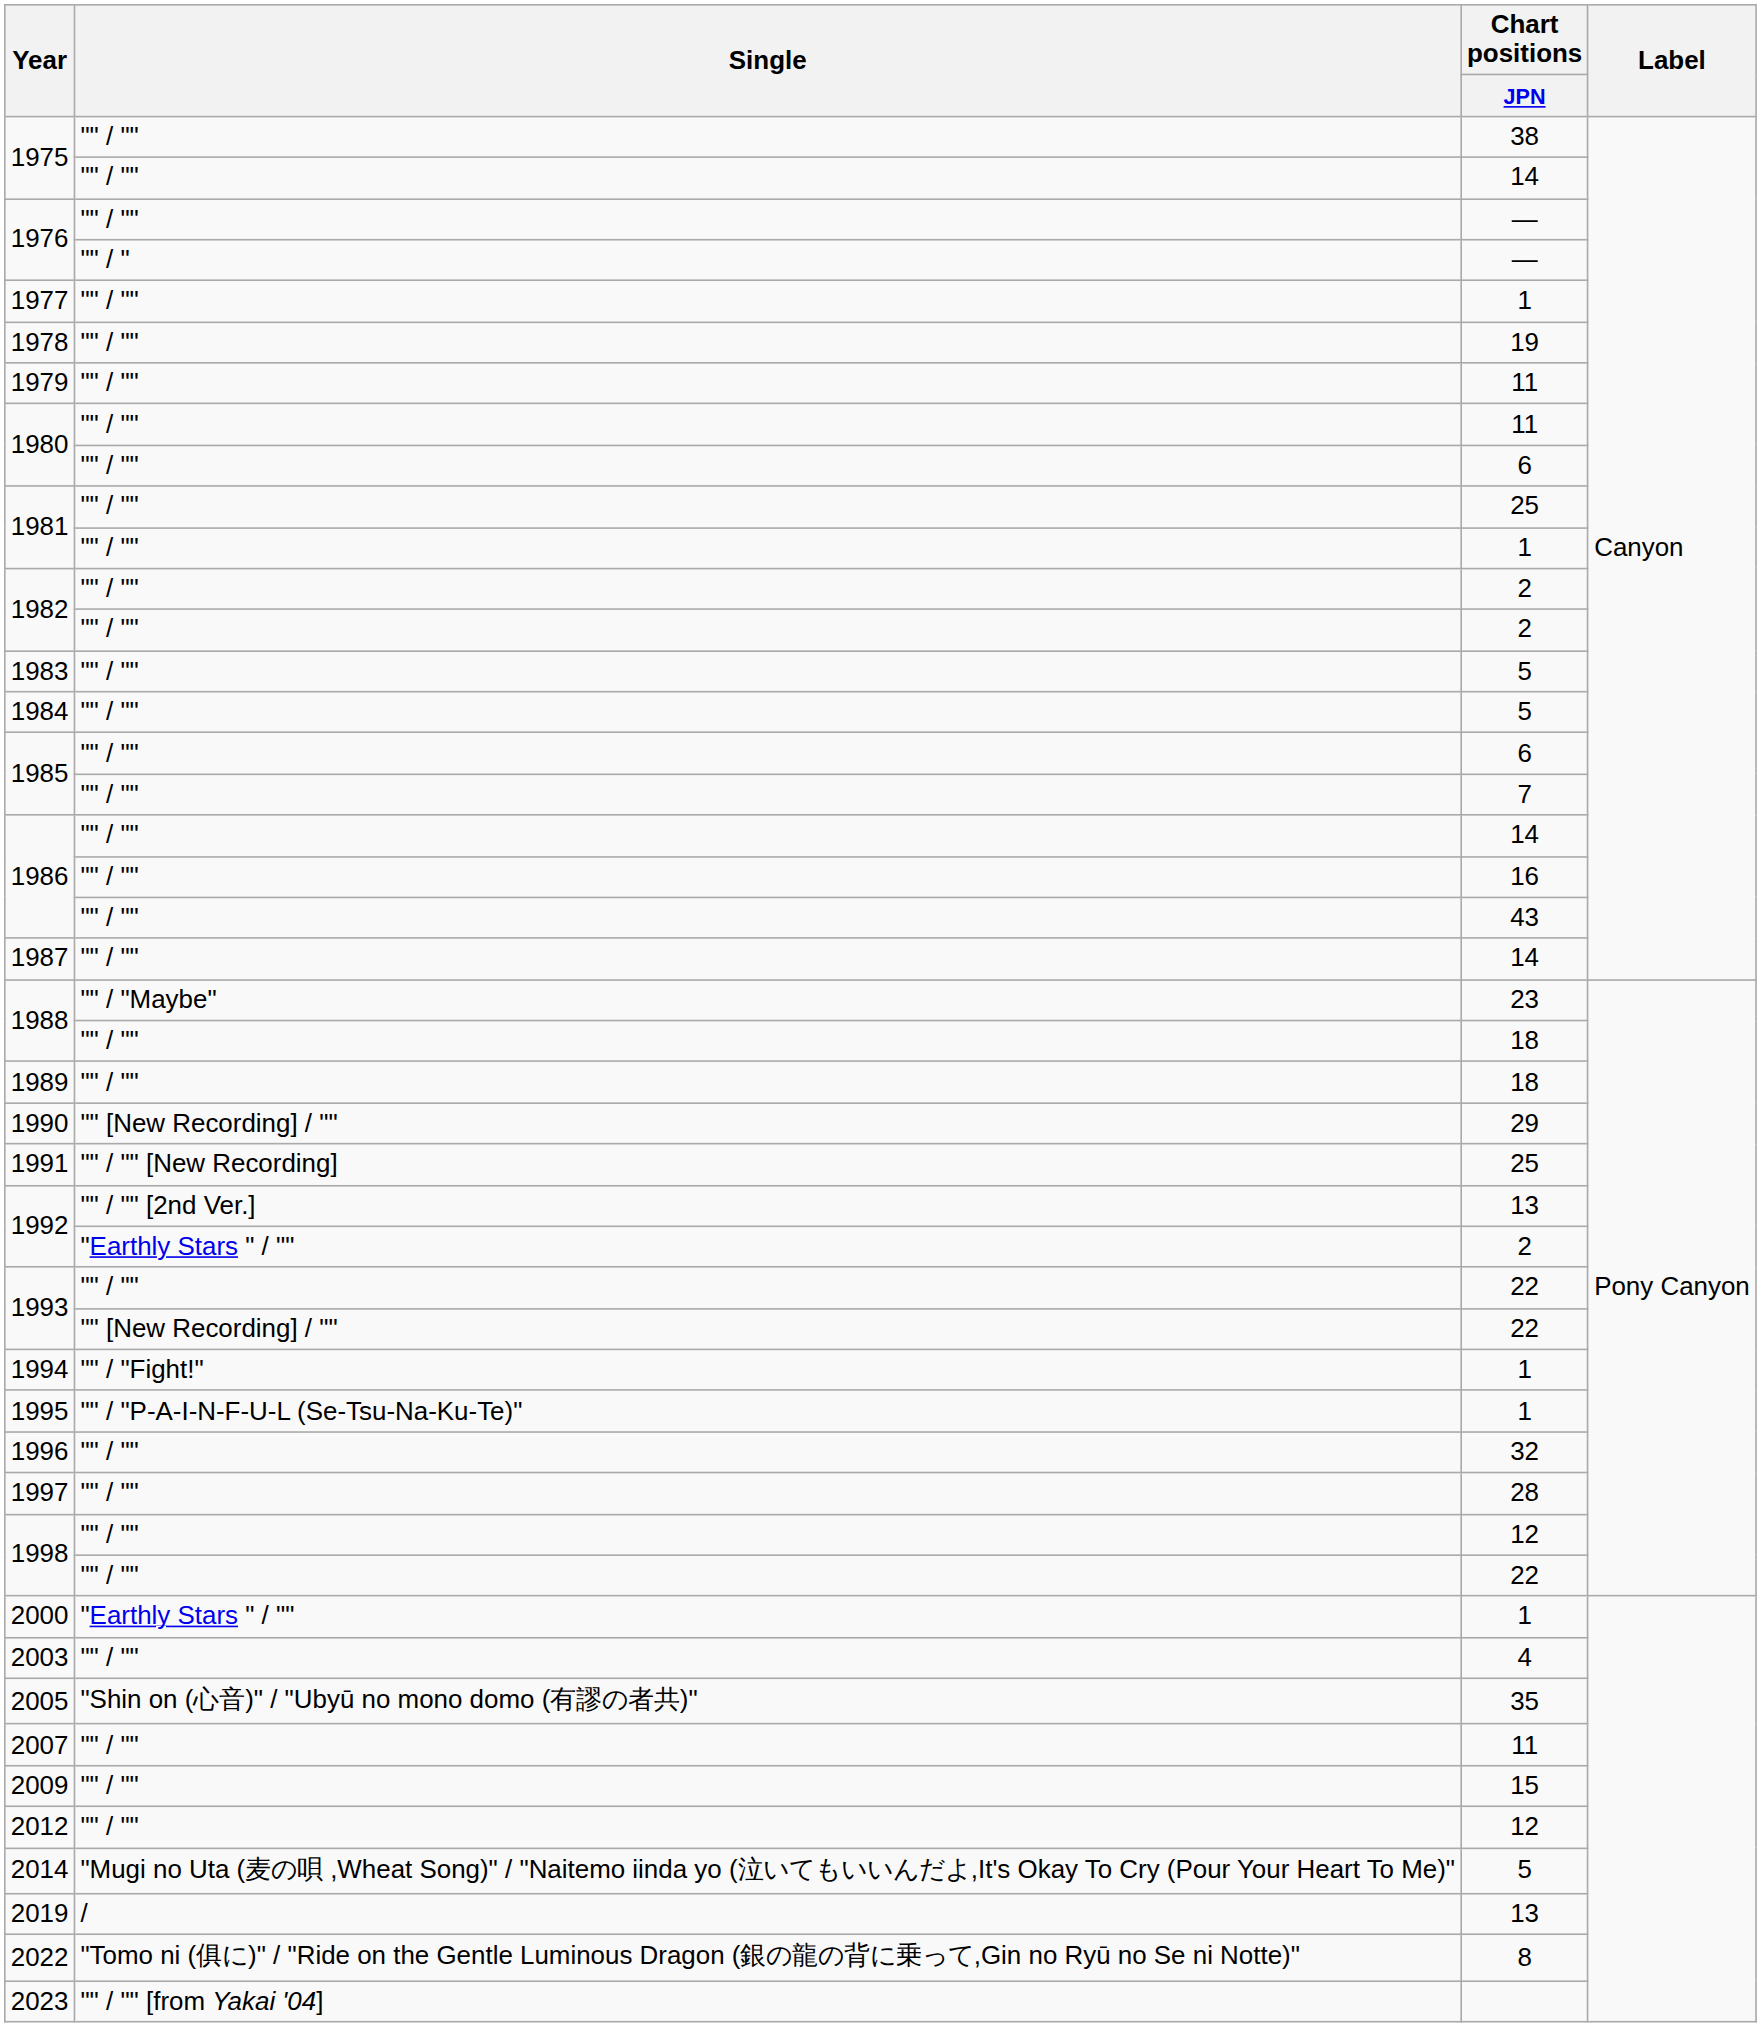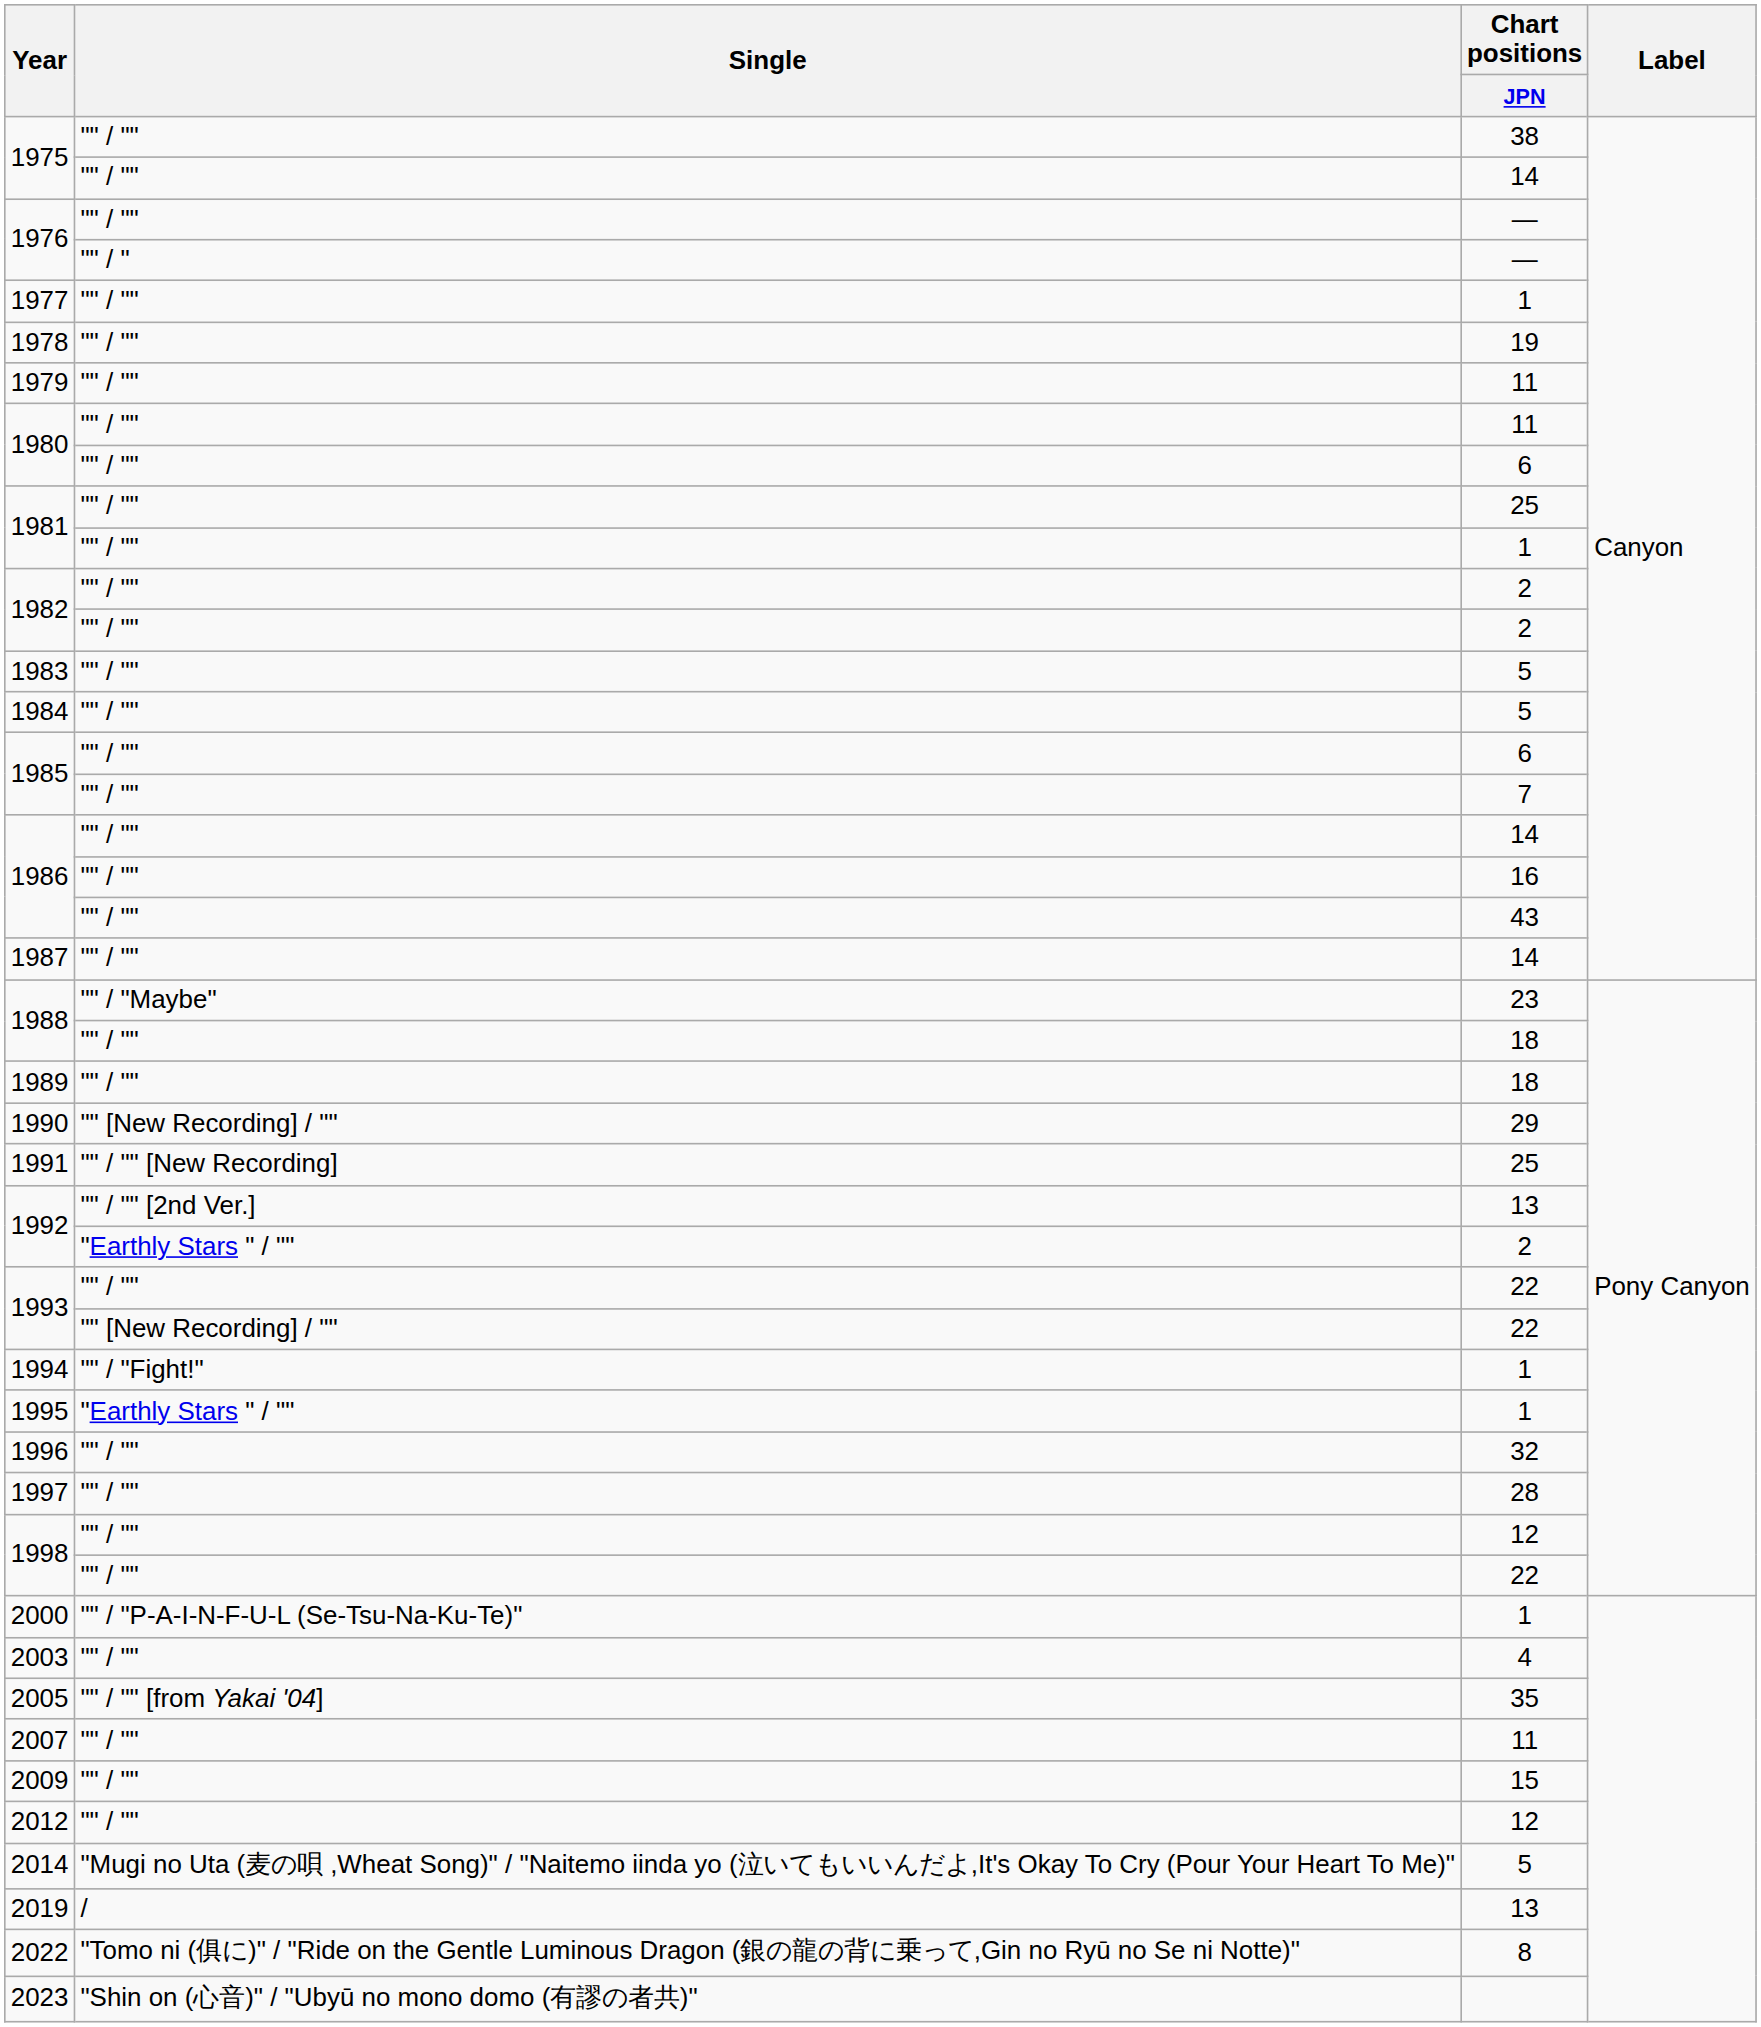(301, 1410) "" / "P-A-I-N-F-U-L (Se-Tsu-Na-Ku-Te)" -> (187, 1410) "Earthly Stars " / ""
(187, 1616) "Earthly Stars " / "" -> (301, 1616) "" / "P-A-I-N-F-U-L (Se-Tsu-Na-Ku-Te)"
(389, 1700) "Shin on (心音)" / "Ubyū no mono domo (有謬の者共)" -> (202, 1698) "" / "" [from Yakai '04]
(202, 2000) "" / "" [from Yakai '04] -> (389, 1997) "Shin on (心音)" / "Ubyū no mono domo (有謬の者共)"
